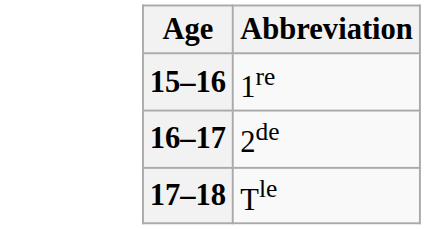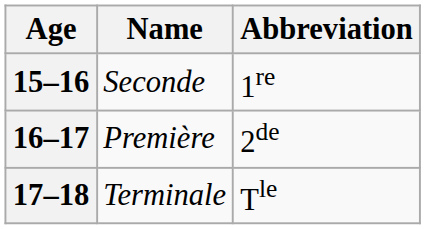+ column: (165, 29)
